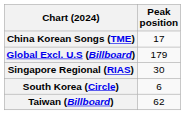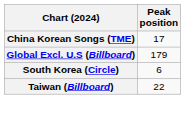- row: (71, 70)
(159, 102) 62 -> (159, 86) 22
